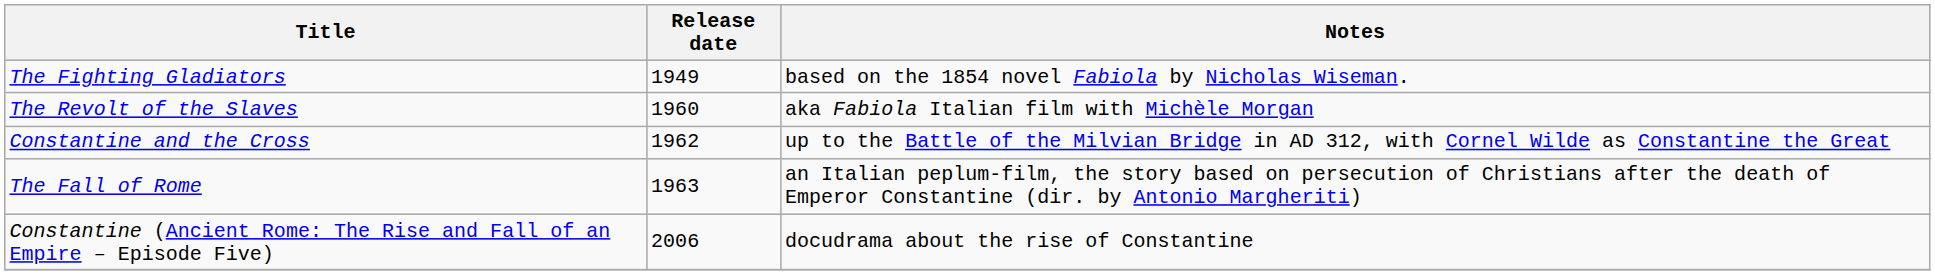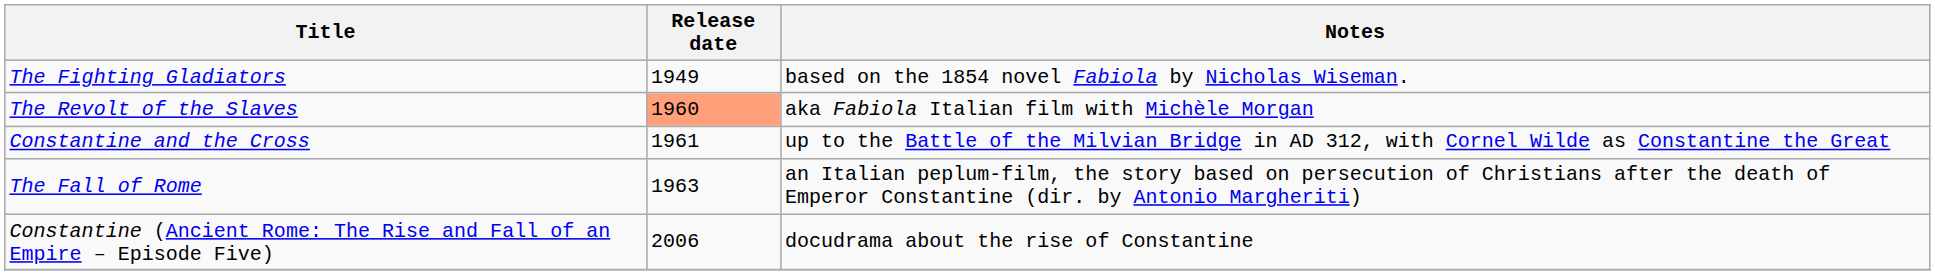(675, 109) no background -> (675, 109) lightsalmon background
(675, 142) 1962 -> (675, 142) 1961
